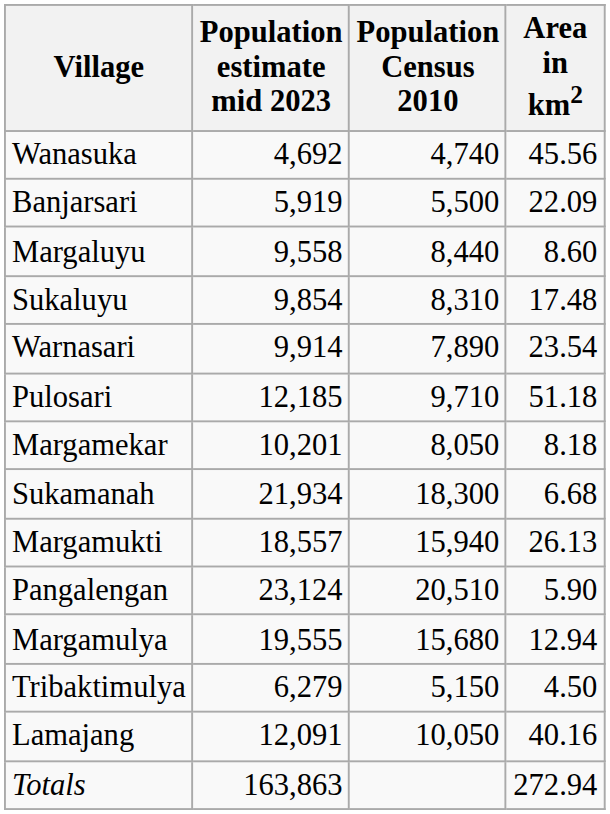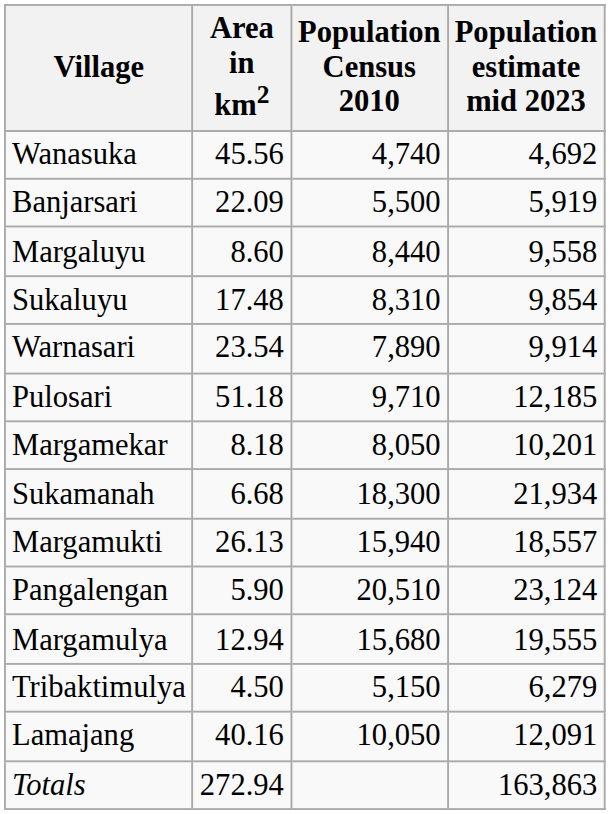columns swapped: (555, 67) <-> (271, 67)
